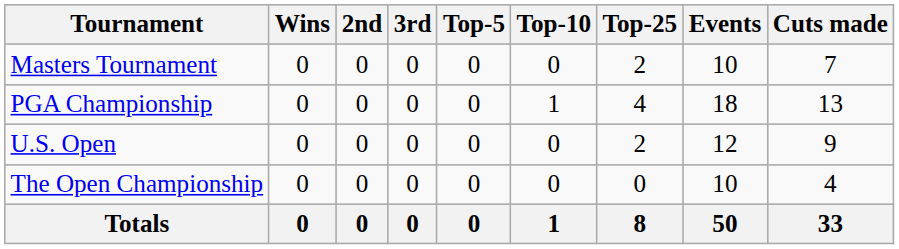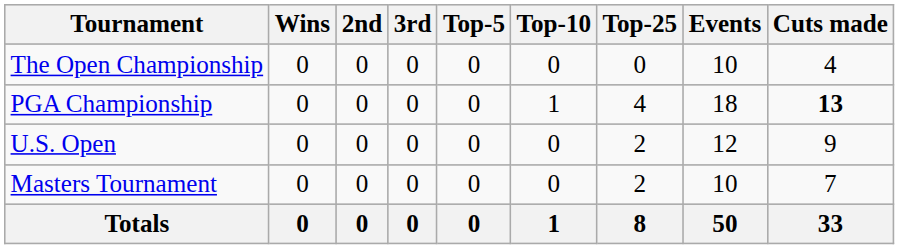rows swapped: (114, 64) <-> (137, 183)
(830, 104) normal -> (830, 104) bold
